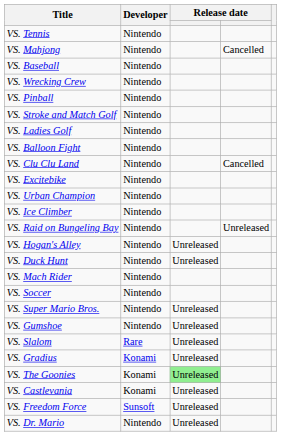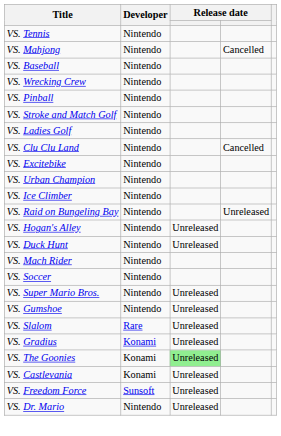- row: (44, 147)
